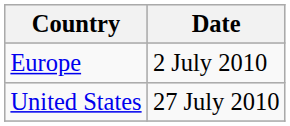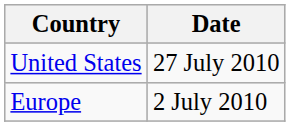rows swapped: (46, 62) <-> (76, 101)
